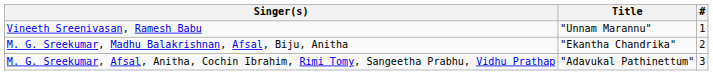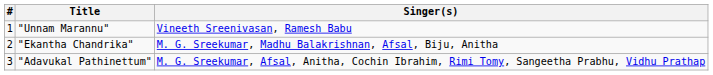columns swapped: (702, 13) <-> (281, 13)
